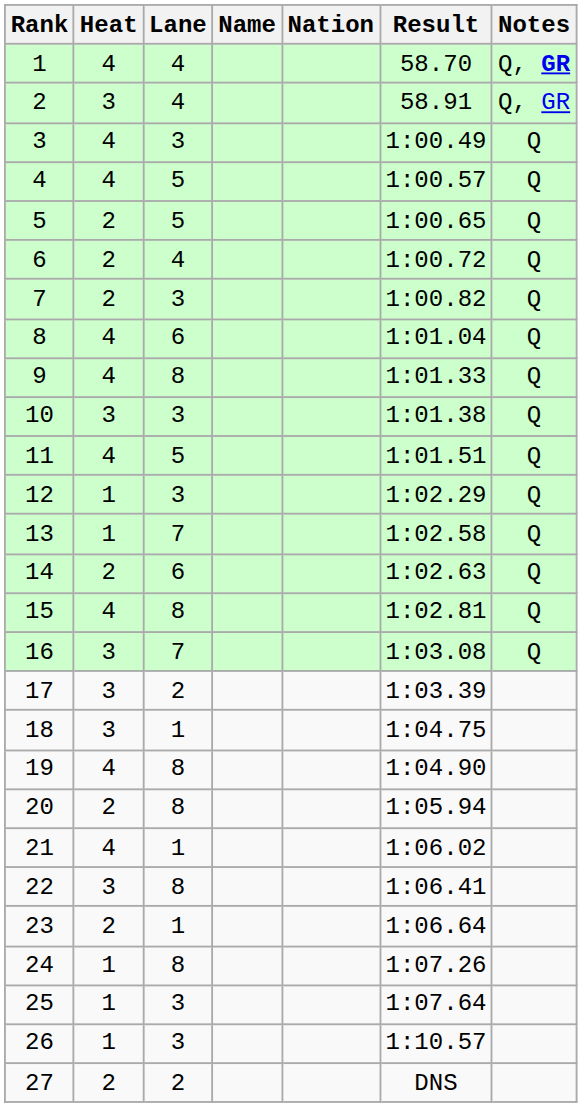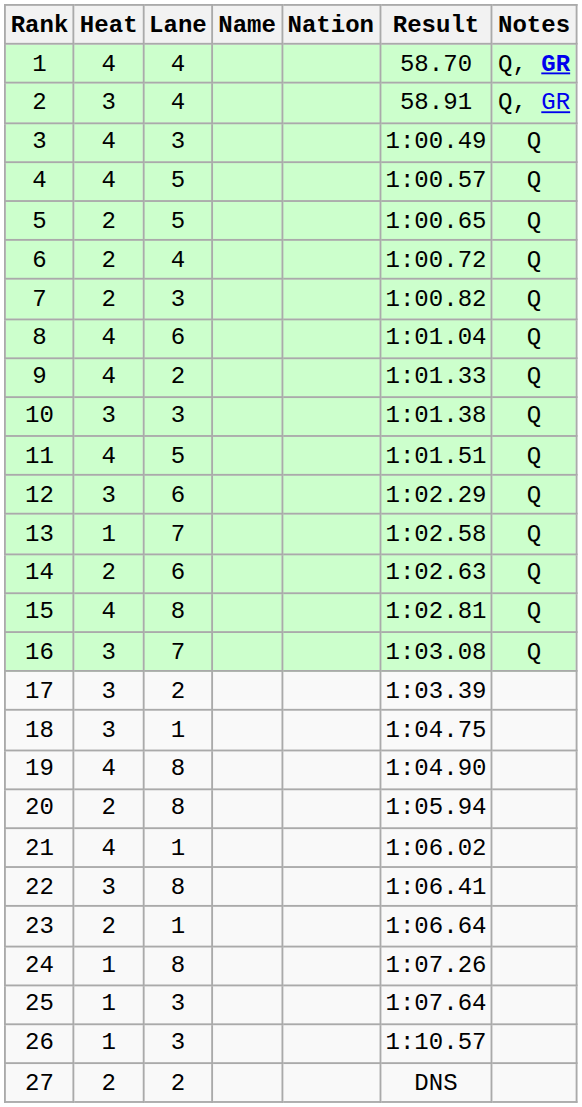(178, 377) 8 -> (178, 377) 2
(109, 495) 1 -> (109, 495) 3
(178, 495) 3 -> (178, 495) 6
